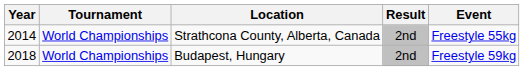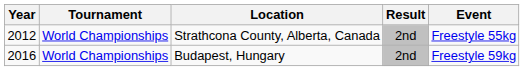(22, 35) 2014 -> (22, 35) 2012
(22, 56) 2018 -> (22, 56) 2016
